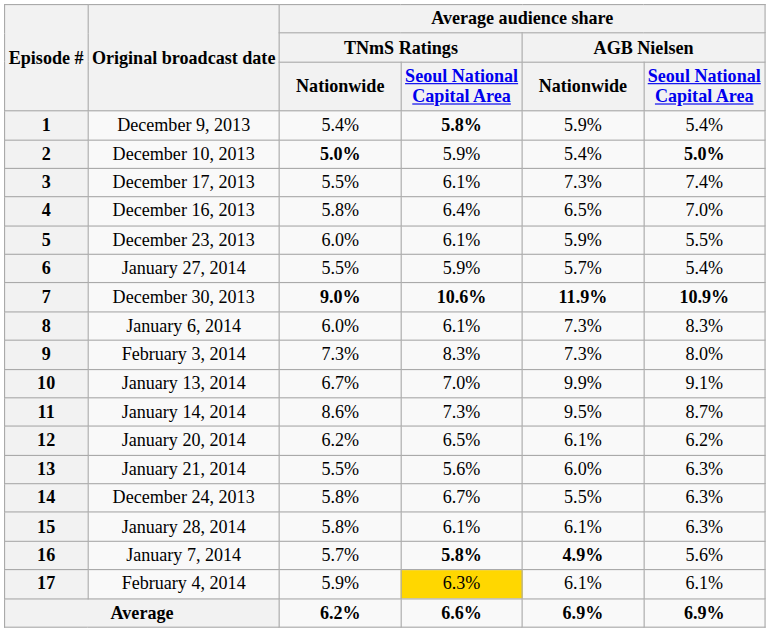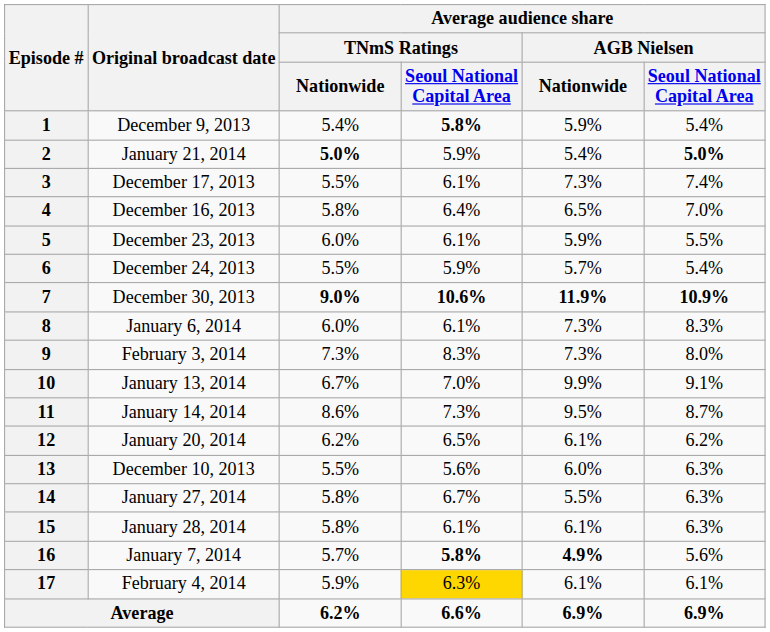(184, 153) December 10, 2013 -> (184, 153) January 21, 2014
(184, 268) January 27, 2014 -> (184, 268) December 24, 2013
(184, 469) January 21, 2014 -> (184, 469) December 10, 2013
(184, 497) December 24, 2013 -> (184, 497) January 27, 2014
